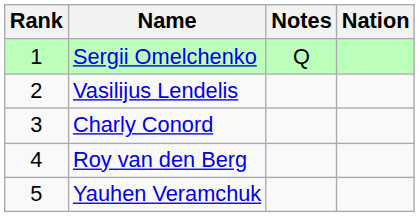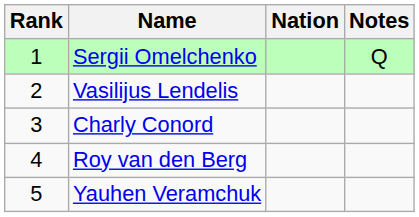columns swapped: (376, 21) <-> (302, 21)
